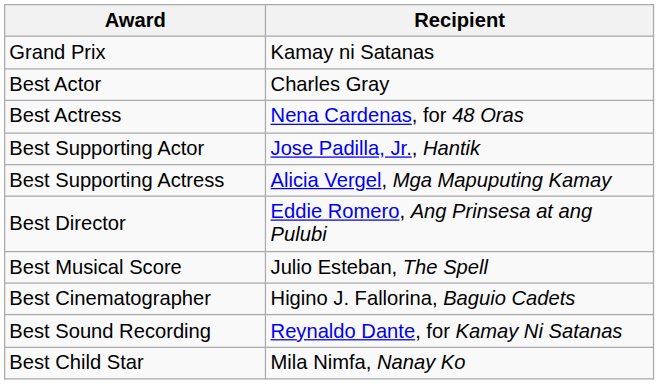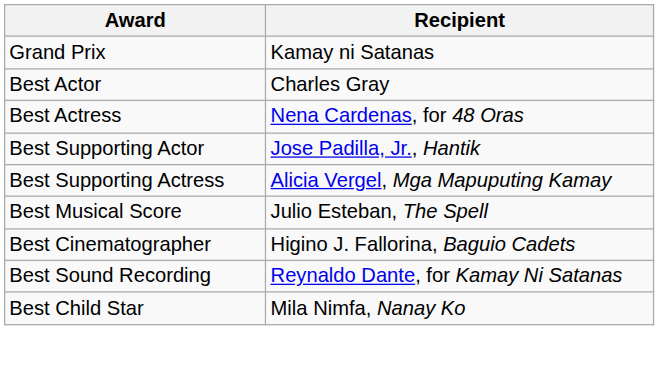- row: (68, 223)
